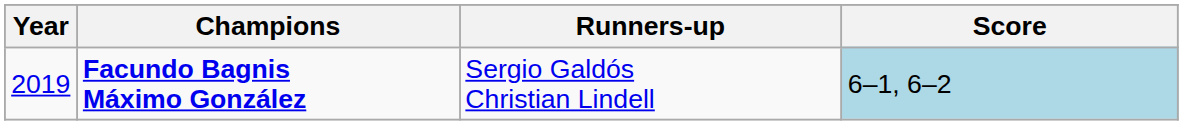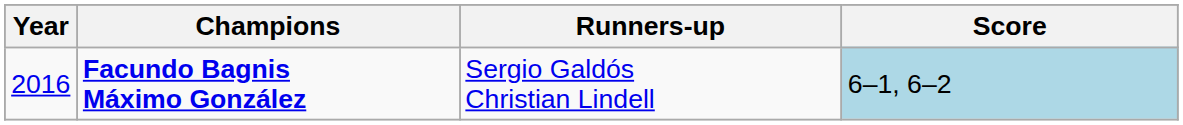(41, 83) 2019 -> (41, 83) 2016
